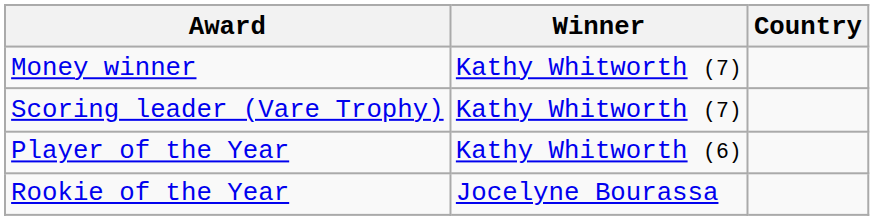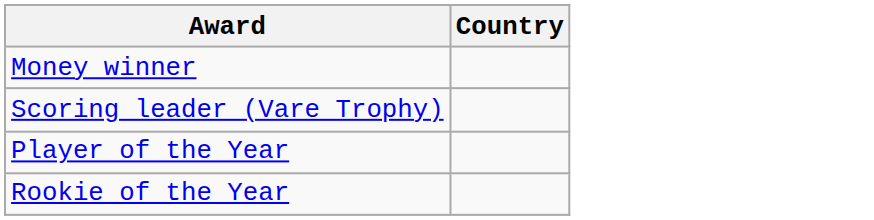- column: (599, 26)
